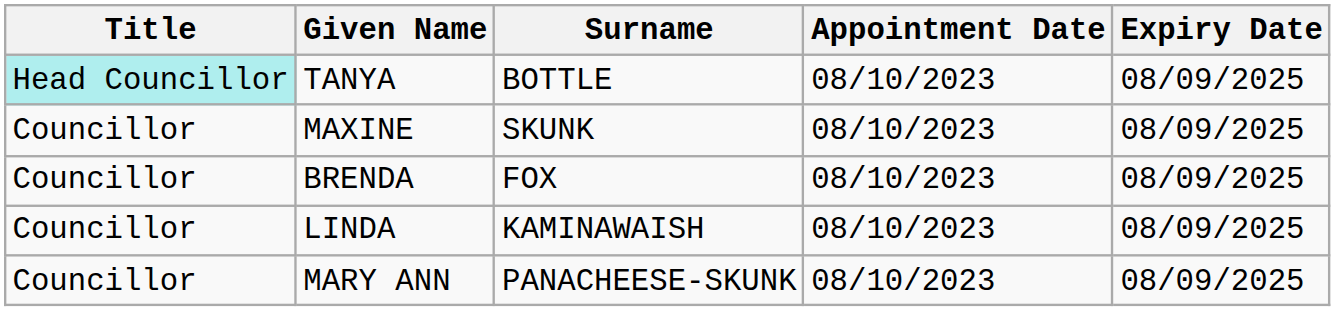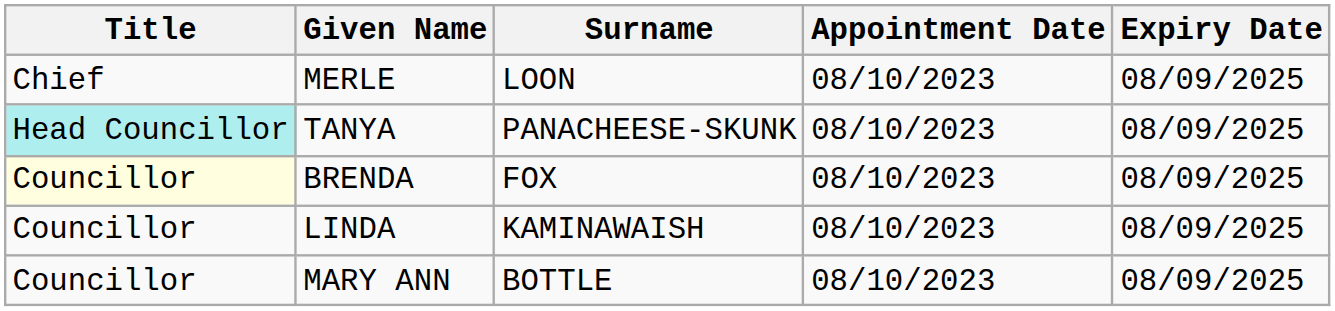+ row: (349, 80)
(557, 80) BOTTLE -> (649, 130) PANACHEESE-SKUNK
- row: (359, 130)
(105, 180) no background -> (105, 180) lightyellow background
(649, 280) PANACHEESE-SKUNK -> (557, 280) BOTTLE
